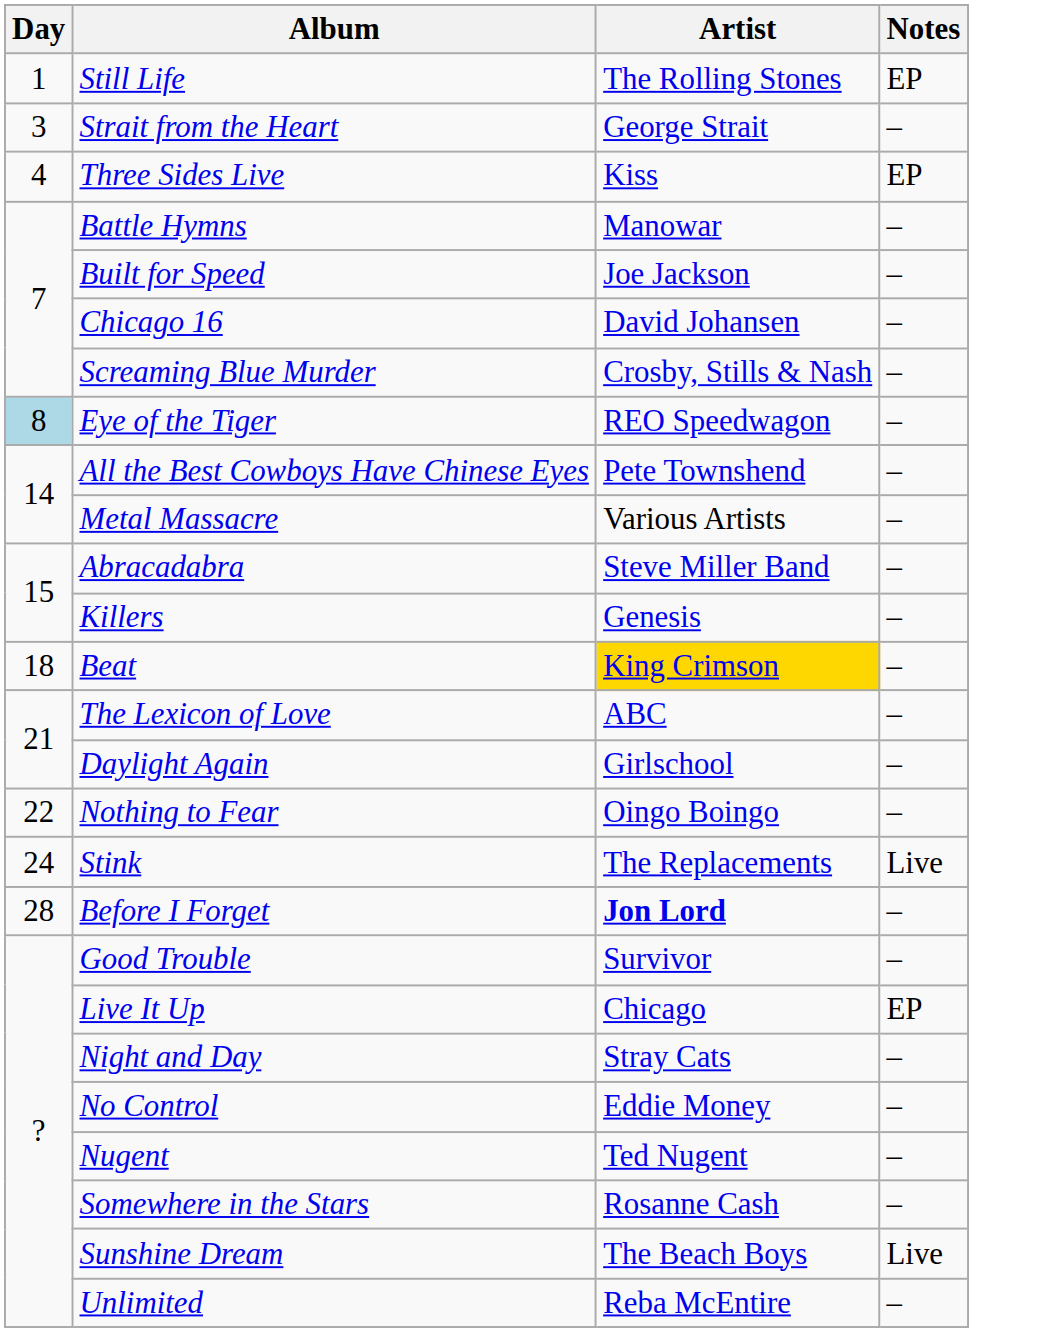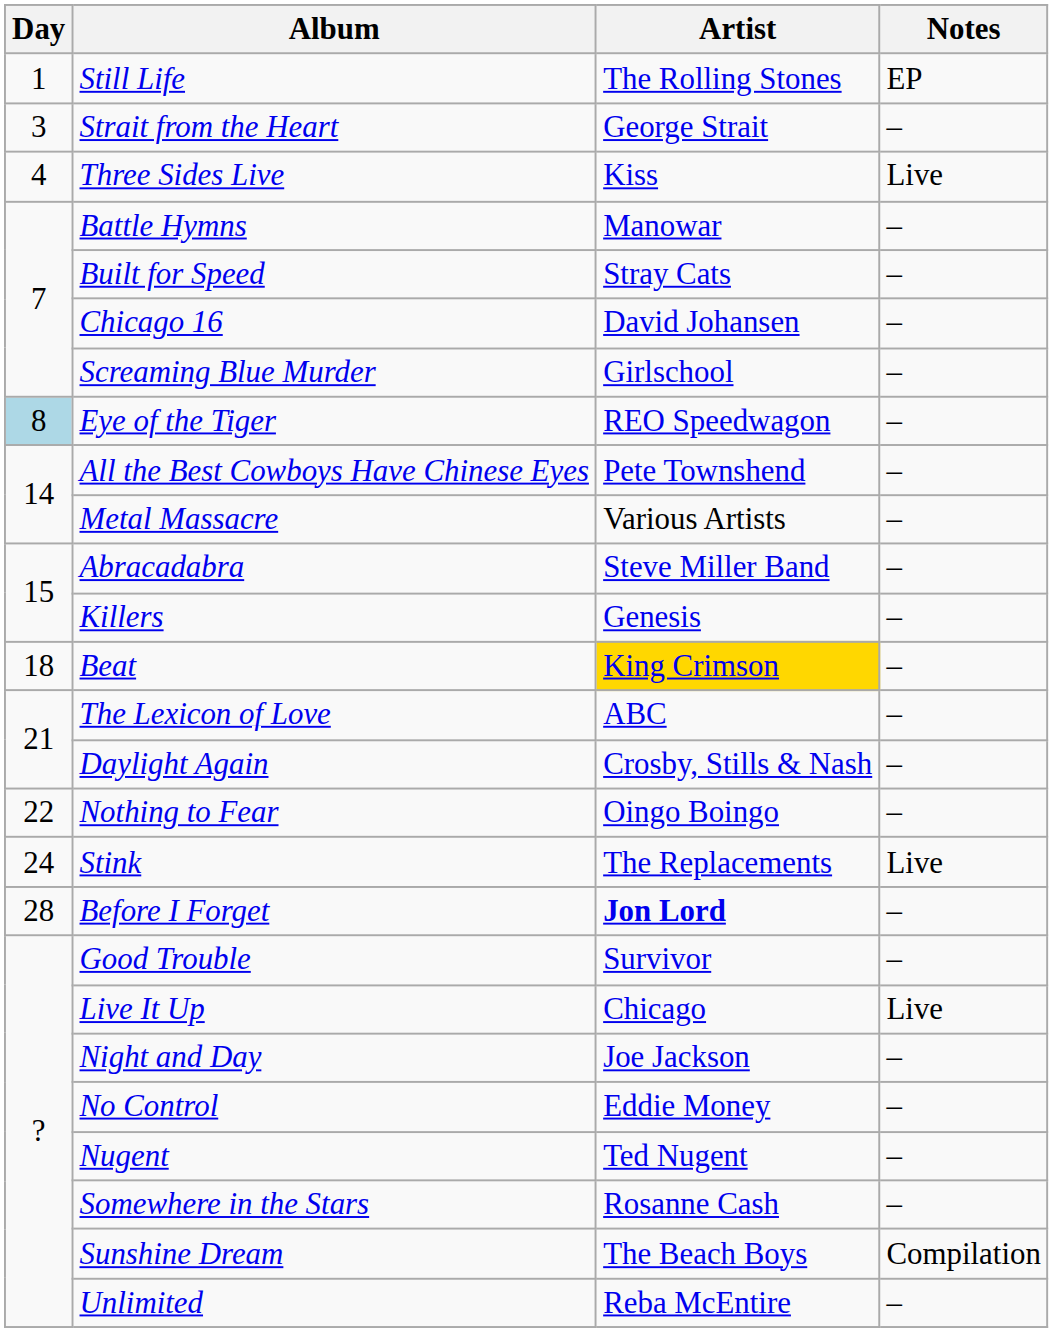(904, 175) EP -> (915, 175) Live
(676, 273) Joe Jackson -> (667, 273) Stray Cats
(738, 371) Crosby, Stills & Nash -> (668, 371) Girlschool
(668, 763) Girlschool -> (738, 763) Crosby, Stills & Nash
(904, 1008) EP -> (915, 1008) Live
(667, 1057) Stray Cats -> (676, 1057) Joe Jackson
(915, 1253) Live -> (964, 1253) Compilation
